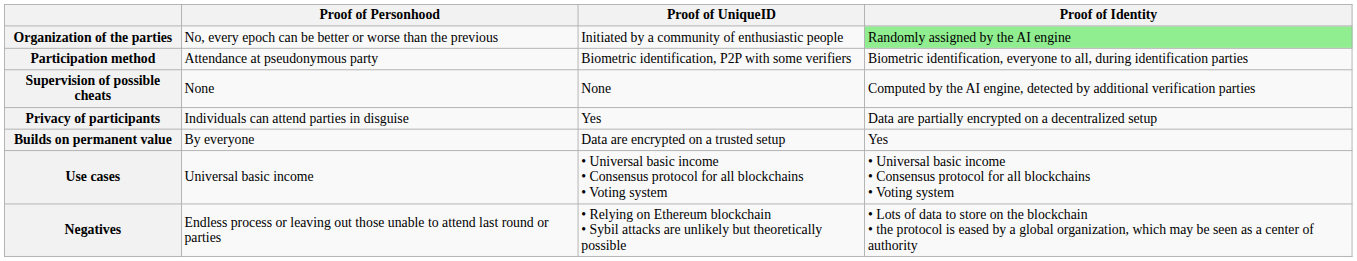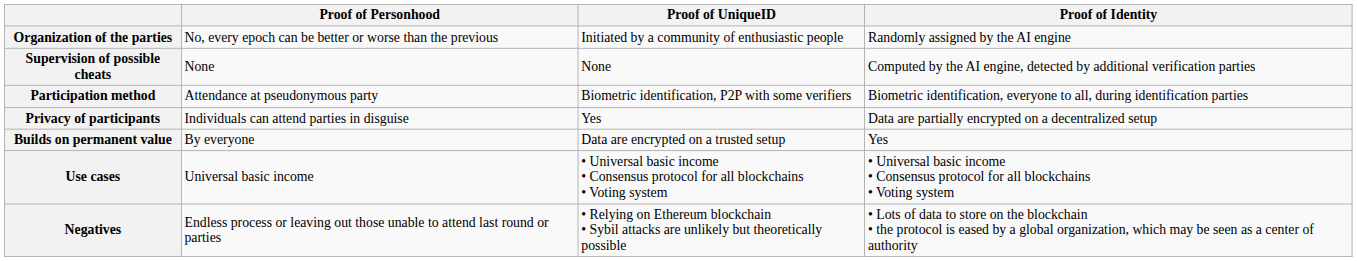(969, 37) lightgreen background -> (969, 37) no background
rows swapped: (93, 59) <-> (93, 88)
